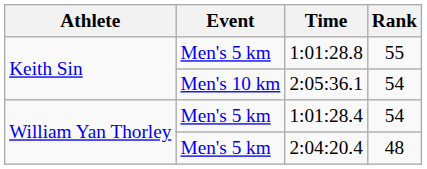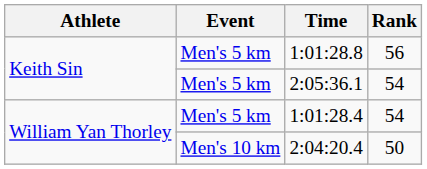(394, 52) 55 -> (394, 52) 56
(230, 84) Men's 10 km -> (226, 84) Men's 5 km
(226, 148) Men's 5 km -> (230, 148) Men's 10 km
(394, 148) 48 -> (394, 148) 50
